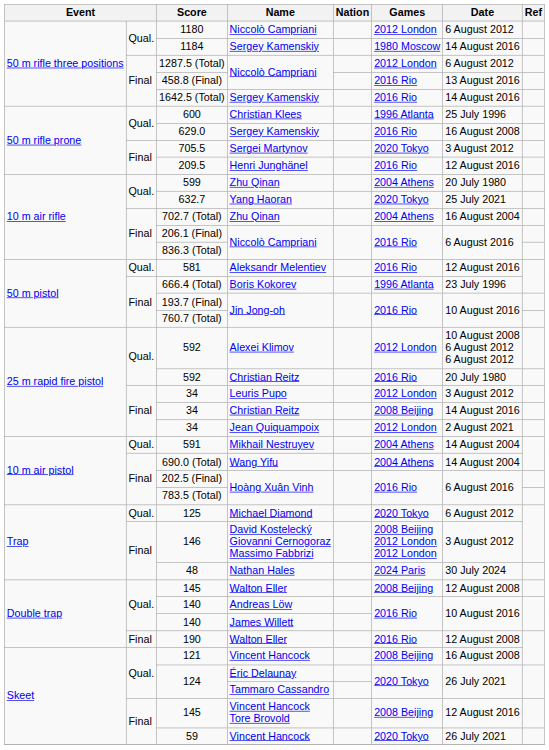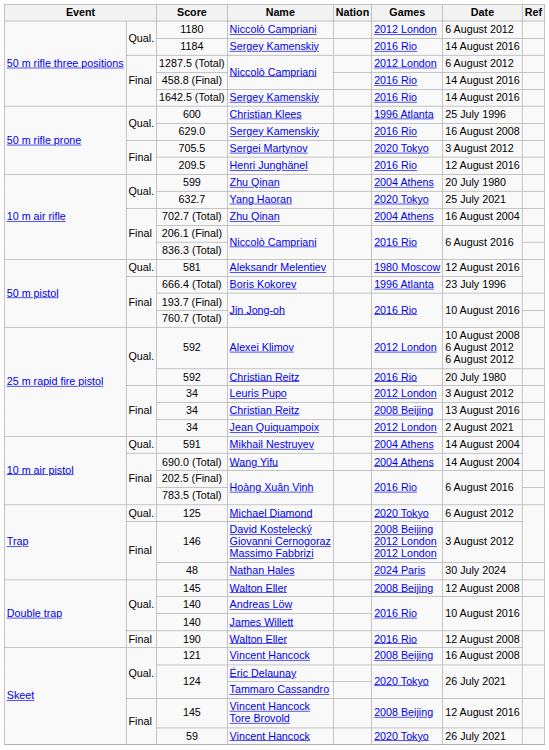(407, 47) 1980 Moscow -> (396, 47) 2016 Rio
(482, 81) 13 August 2016 -> (482, 81) 14 August 2016
(396, 268) 2016 Rio -> (407, 268) 1980 Moscow
(482, 411) 14 August 2016 -> (482, 411) 13 August 2016
